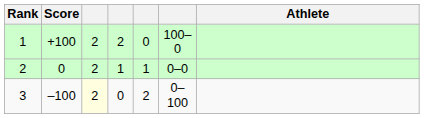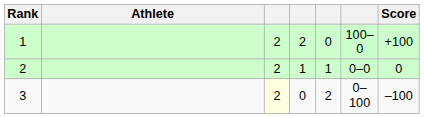columns swapped: (308, 14) <-> (62, 14)
